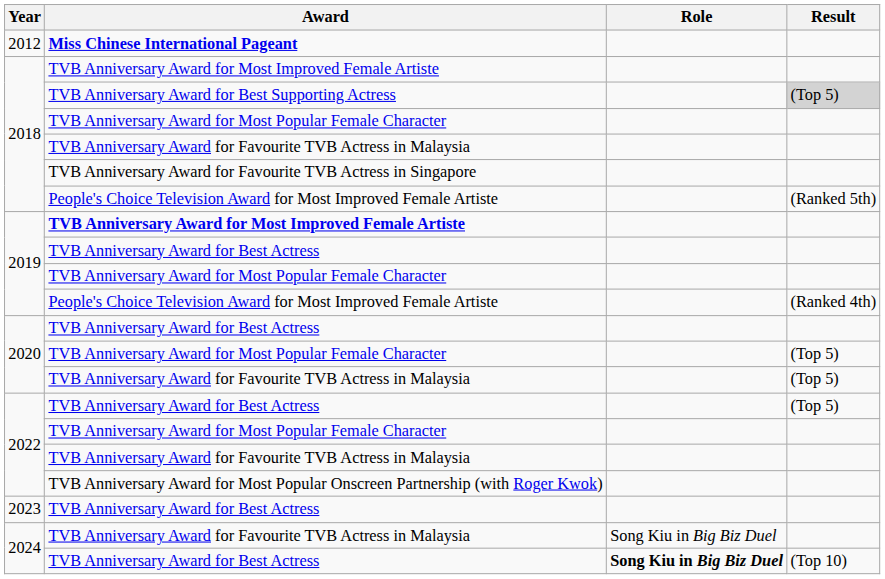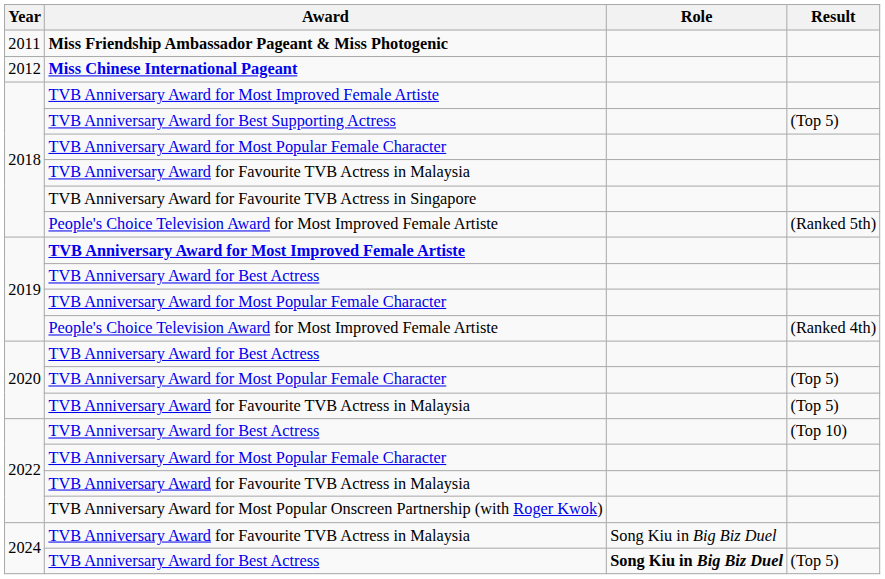+ row: (24, 43)
(815, 95) lightgrey background -> (815, 120) no background
(815, 405) (Top 5) -> (819, 431) (Top 10)
- row: (25, 509)
(819, 560) (Top 10) -> (815, 560) (Top 5)
